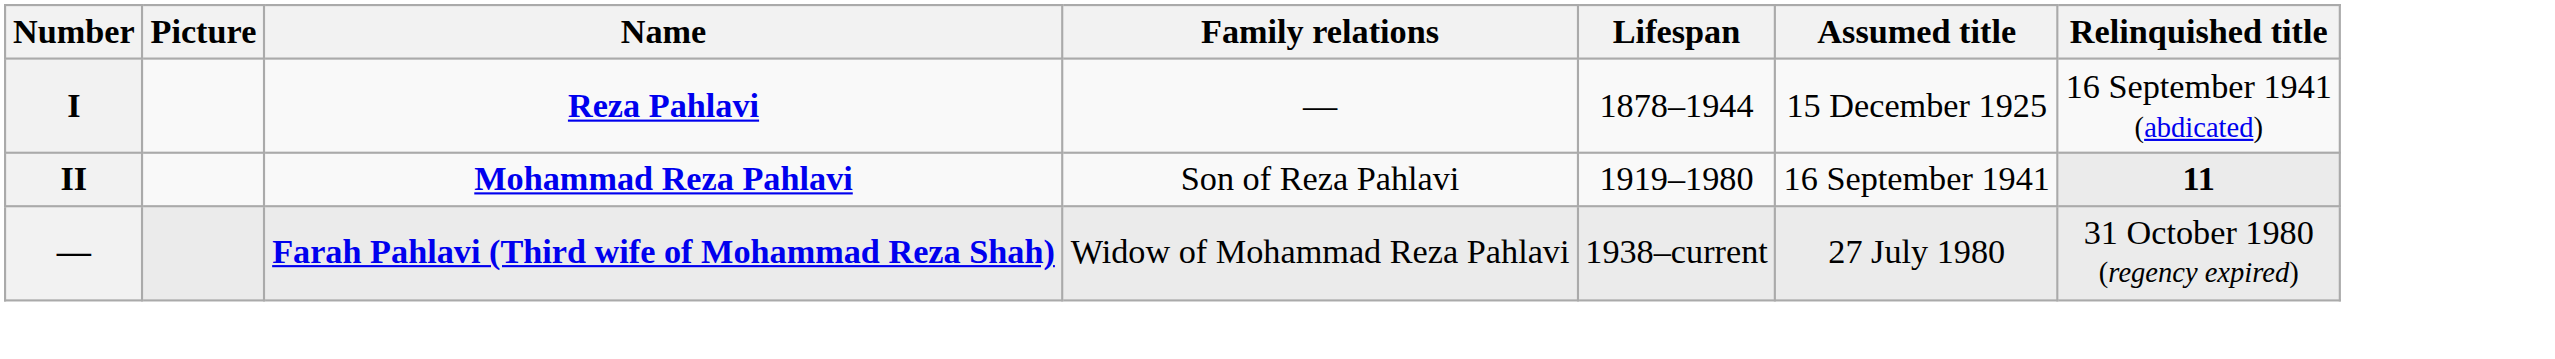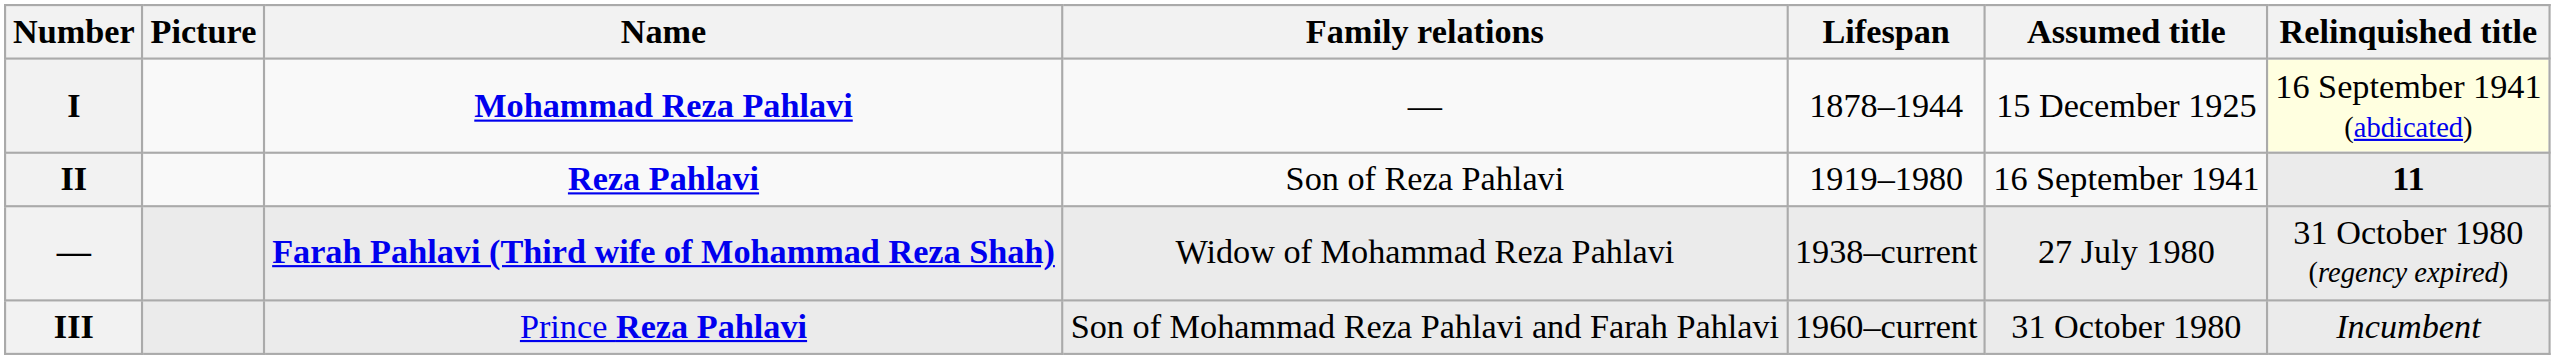(664, 105) Reza Pahlavi -> (664, 105) Mohammad Reza Pahlavi
(2199, 105) no background -> (2408, 105) lightyellow background
(664, 178) Mohammad Reza Pahlavi -> (664, 178) Reza Pahlavi
+ row: (74, 325)
